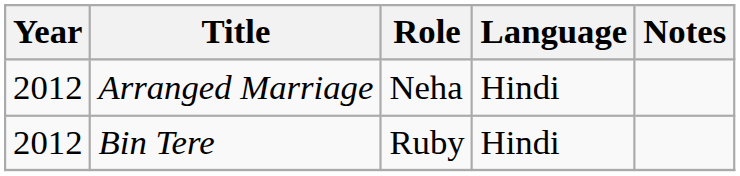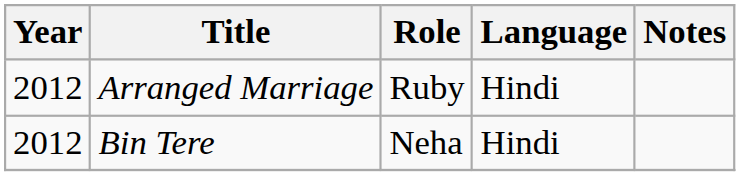(426, 87) Neha -> (427, 87) Ruby
(427, 142) Ruby -> (426, 142) Neha
